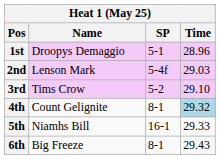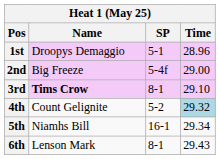(63, 70) Lenson Mark -> (57, 70) Big Freeze
(196, 70) 29.03 -> (196, 70) 29.00
(58, 88) normal -> (60, 88) bold
(156, 88) 5-2 -> (156, 88) 8-1
(156, 107) 8-1 -> (156, 107) 5-2
(196, 126) 29.33 -> (196, 126) 29.34
(57, 145) Big Freeze -> (63, 145) Lenson Mark
